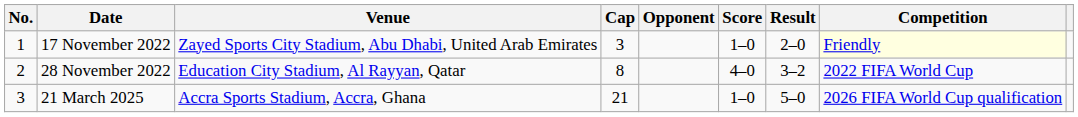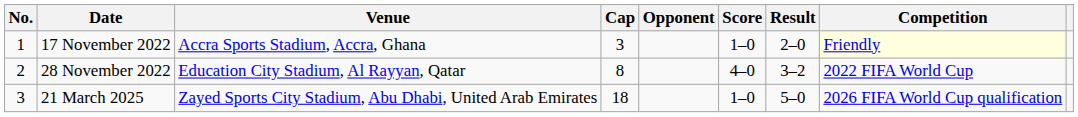(388, 44) Zayed Sports City Stadium, Abu Dhabi, United Arab Emirates -> (302, 44) Accra Sports Stadium, Accra, Ghana
(302, 97) Accra Sports Stadium, Accra, Ghana -> (388, 97) Zayed Sports City Stadium, Abu Dhabi, United Arab Emirates
(620, 97) 21 -> (620, 97) 18
